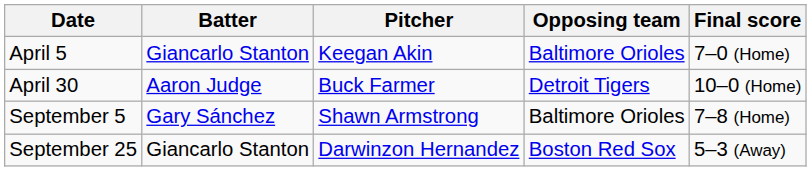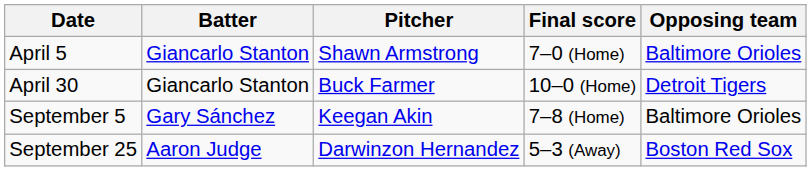columns swapped: (607, 20) <-> (748, 20)
(375, 52) Keegan Akin -> (399, 52) Shawn Armstrong
(204, 85) Aaron Judge -> (228, 85) Giancarlo Stanton
(399, 117) Shawn Armstrong -> (375, 117) Keegan Akin
(228, 149) Giancarlo Stanton -> (204, 149) Aaron Judge
